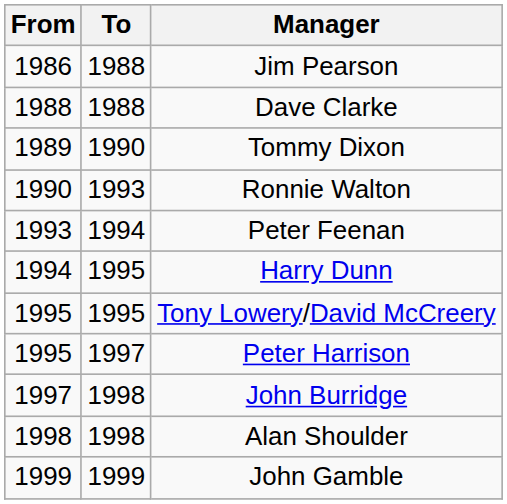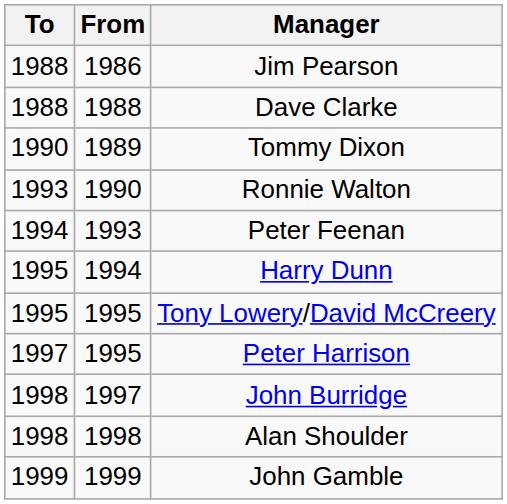columns swapped: (43, 25) <-> (116, 25)
